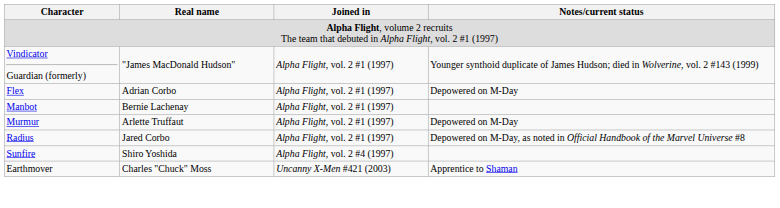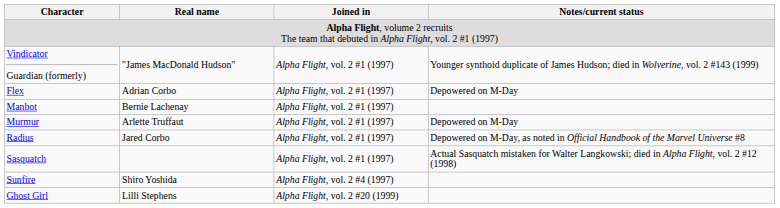+ row: (26, 159)
+ row: (27, 195)
- row: (30, 169)
